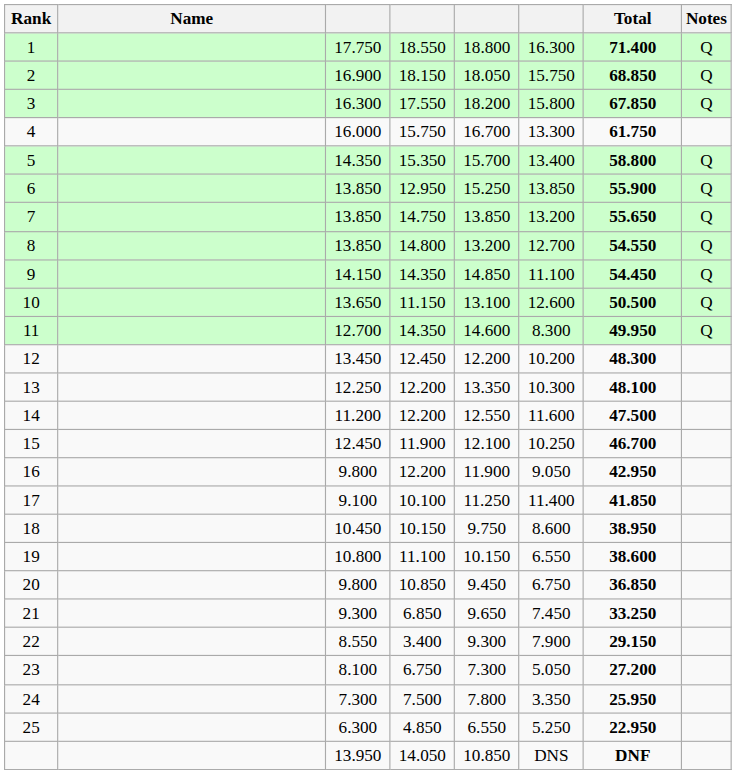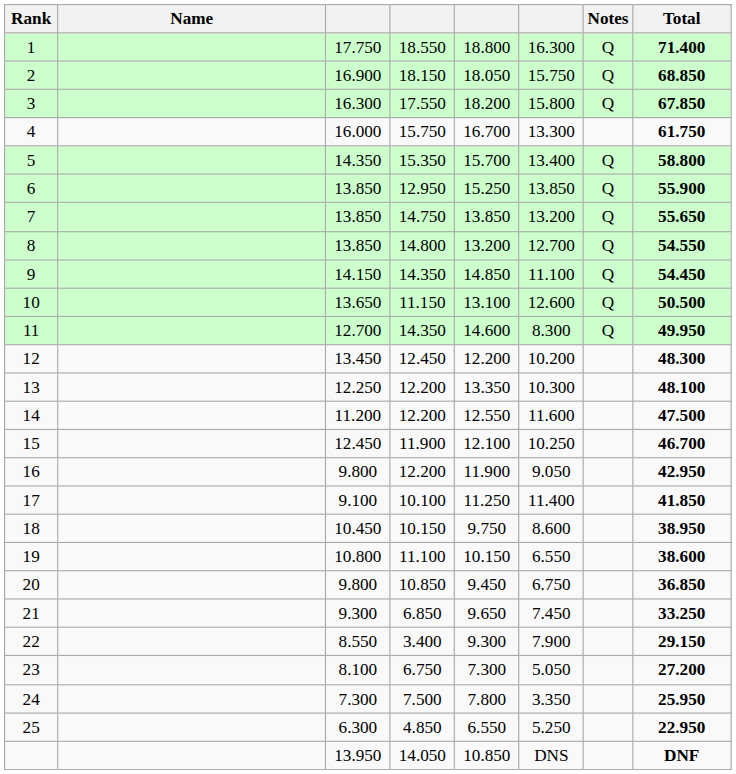columns swapped: (633, 18) <-> (706, 18)
